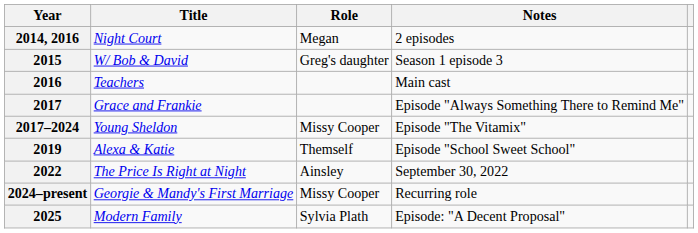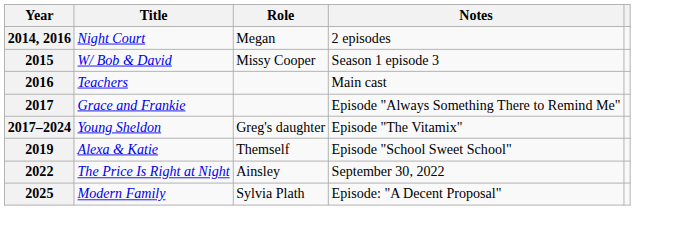(344, 60) Greg's daughter -> (276, 60) Missy Cooper
(339, 127) Missy Cooper -> (281, 127) Greg's daughter
- row: (47, 194)
